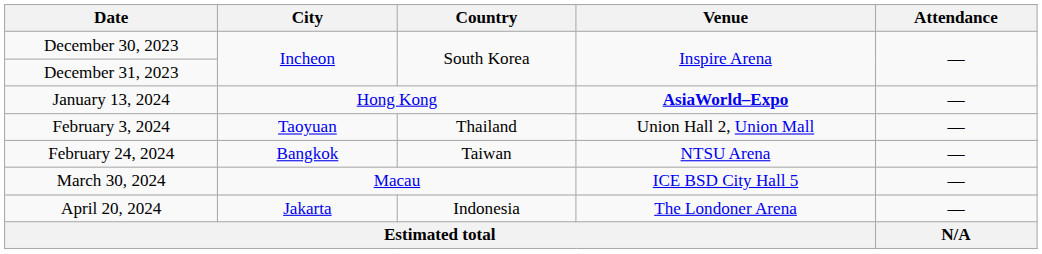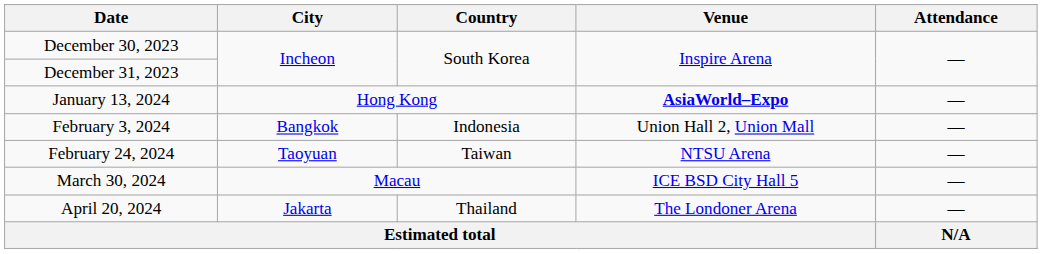(307, 126) Taoyuan -> (307, 126) Bangkok
(487, 126) Thailand -> (486, 126) Indonesia
(307, 153) Bangkok -> (307, 153) Taoyuan
(486, 208) Indonesia -> (487, 208) Thailand
